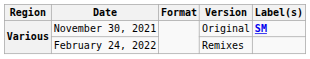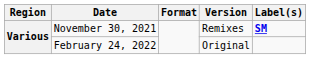(226, 29) Original -> (223, 29) Remixes
(223, 45) Remixes -> (226, 45) Original
